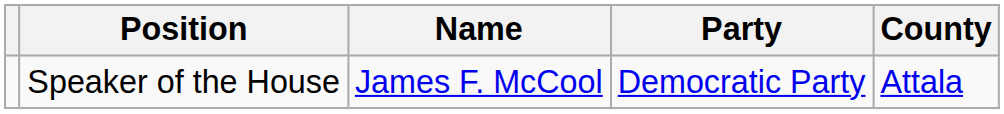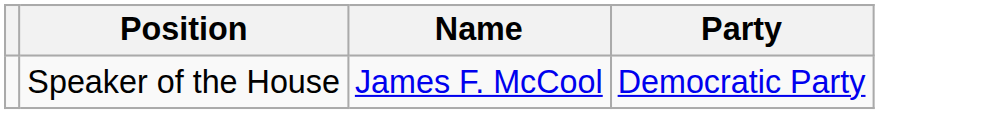- column: (936, 30)
